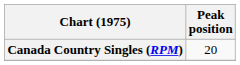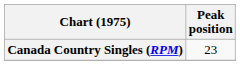(211, 49) 20 -> (211, 49) 23
